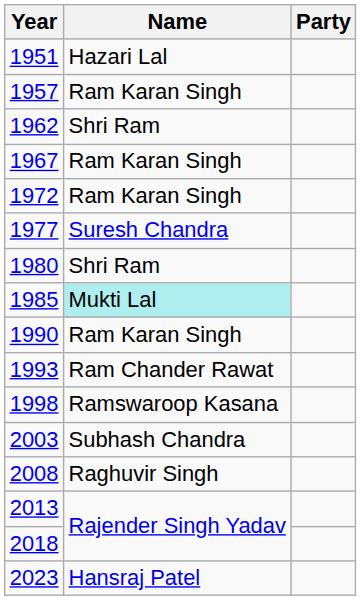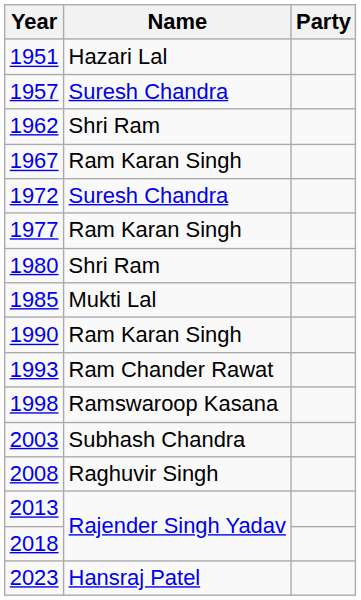(155, 91) Ram Karan Singh -> (148, 91) Suresh Chandra
(155, 195) Ram Karan Singh -> (148, 195) Suresh Chandra
(148, 230) Suresh Chandra -> (155, 230) Ram Karan Singh
(112, 299) paleturquoise background -> (112, 299) no background
